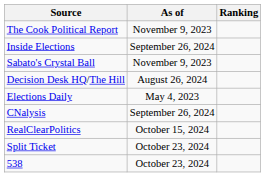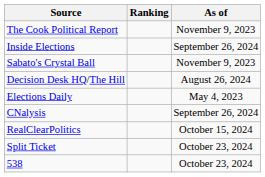columns swapped: (239, 12) <-> (172, 12)
